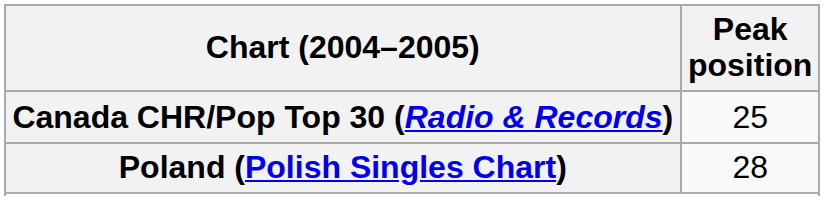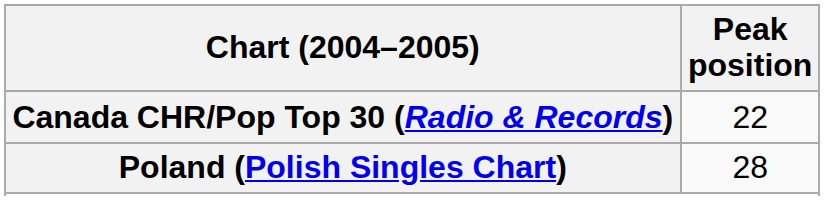(750, 116) 25 -> (750, 116) 22
